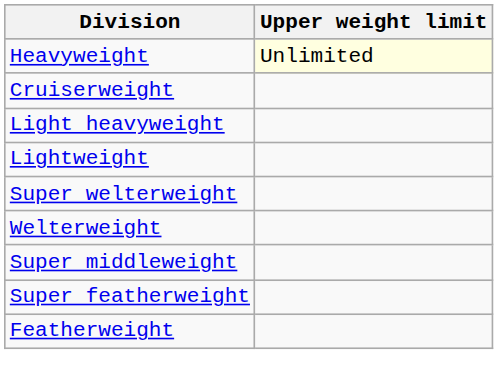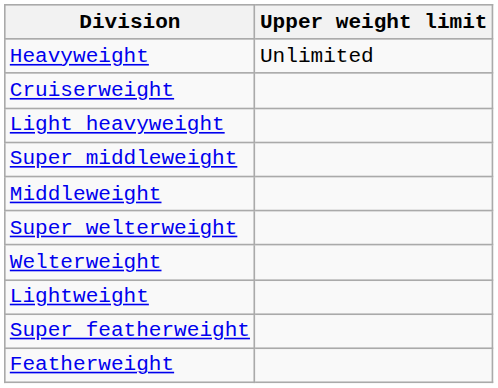(317, 56) lightyellow background -> (317, 56) no background
rows swapped: (124, 262) <-> (79, 159)
+ row: (86, 194)
